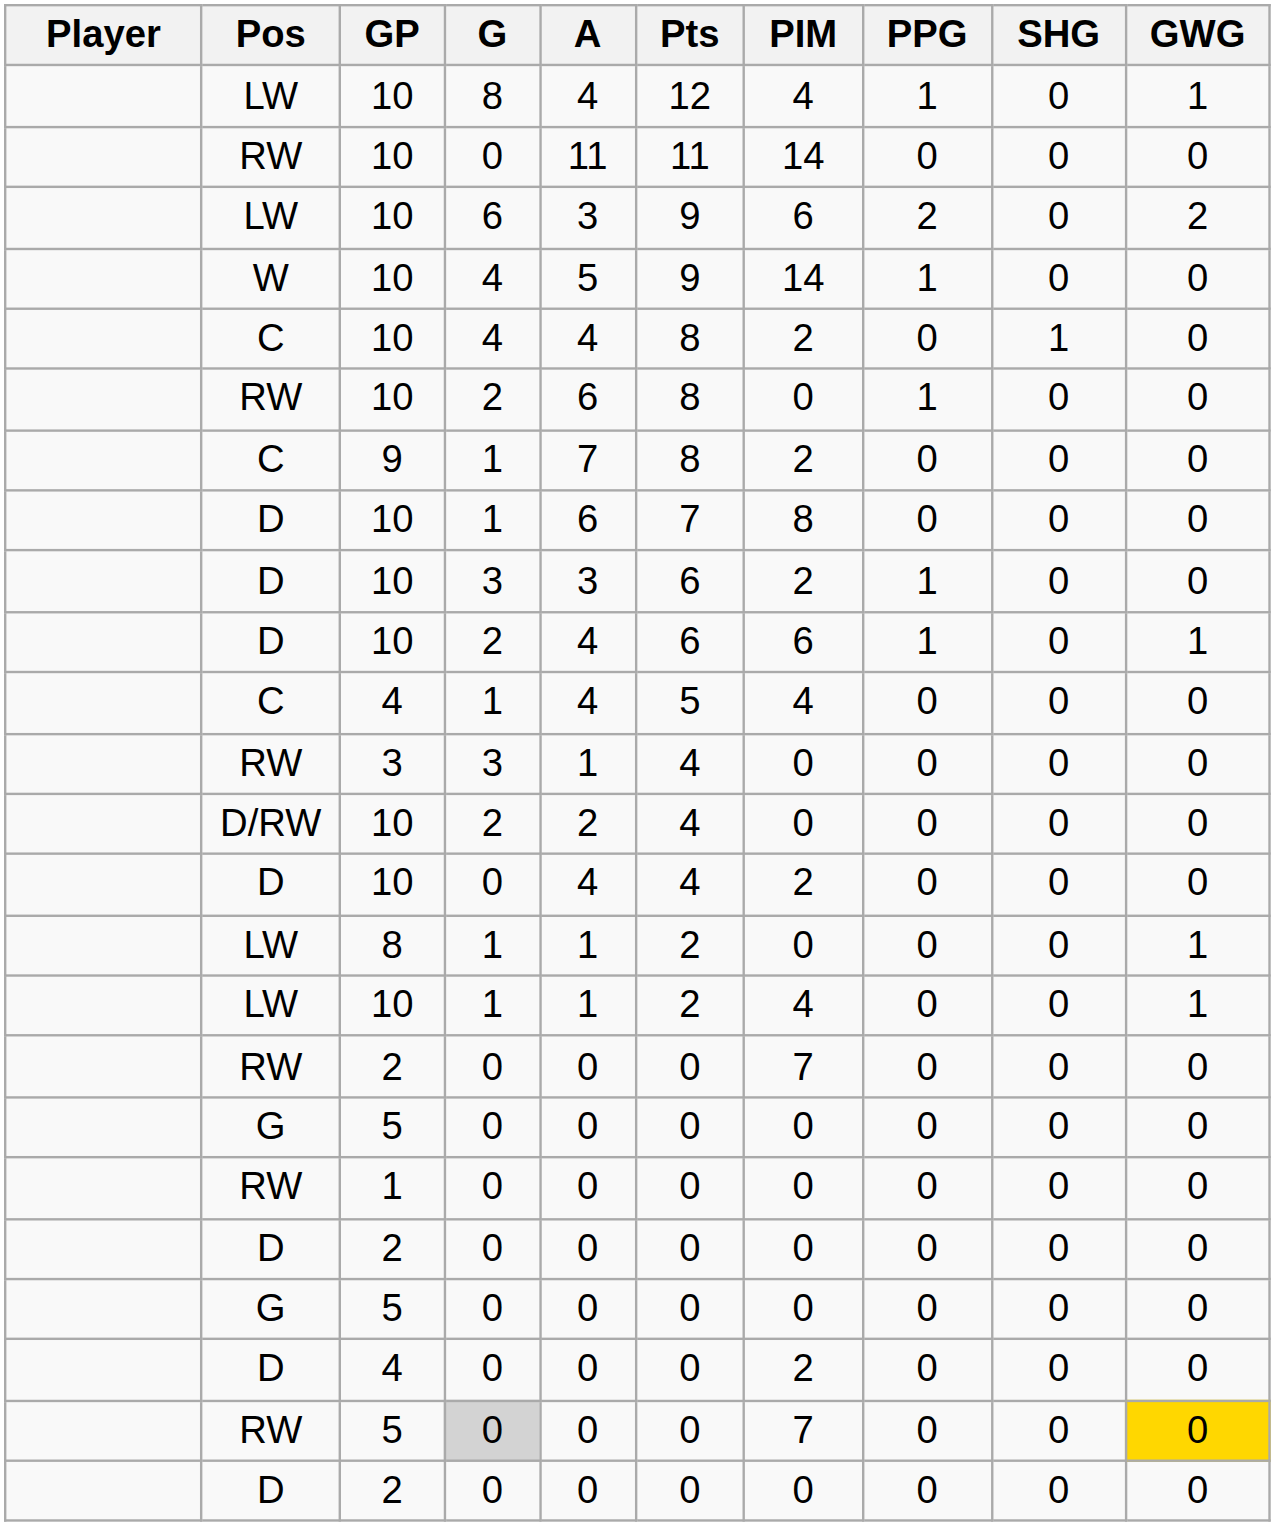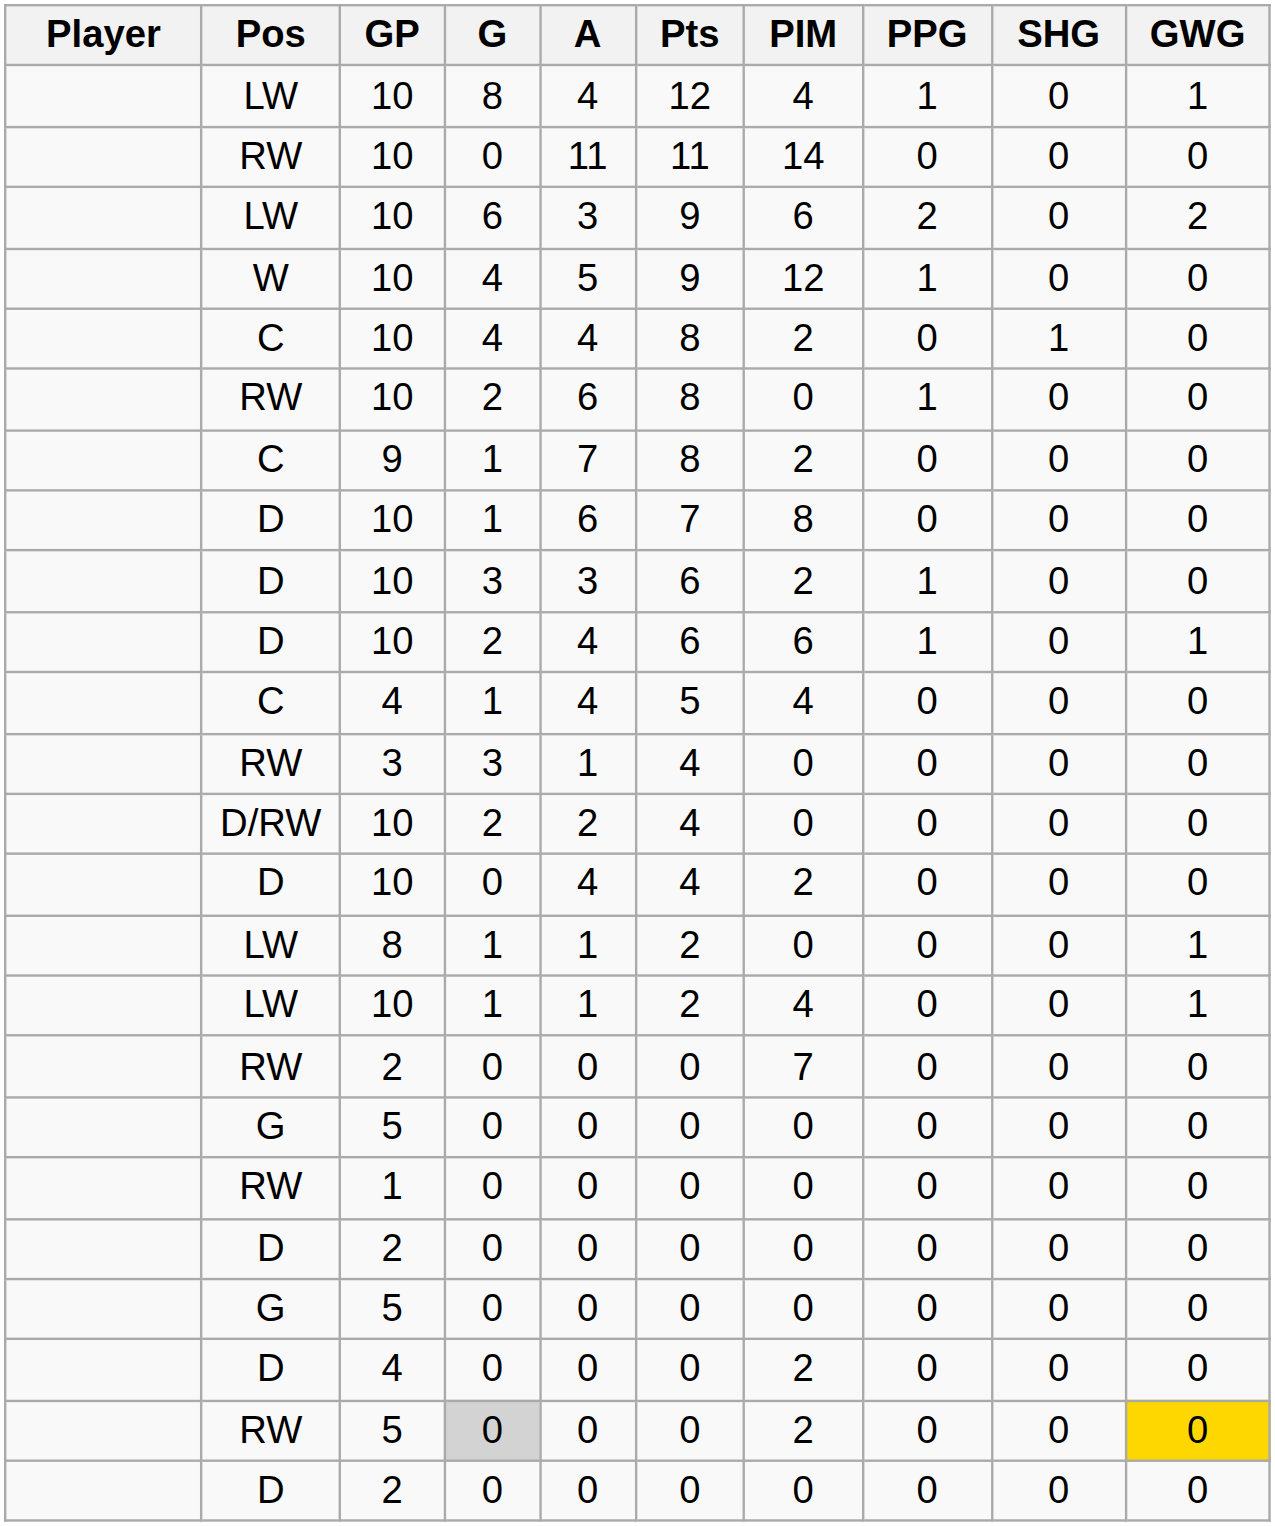(803, 277) 14 -> (803, 277) 12
(803, 1429) 7 -> (803, 1429) 2
